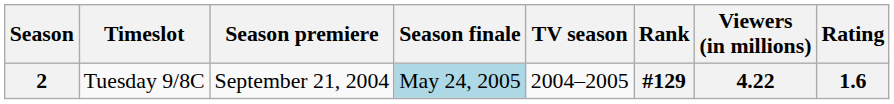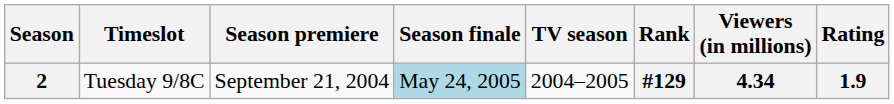(755, 80) 4.22 -> (755, 80) 4.34
(853, 80) 1.6 -> (853, 80) 1.9
